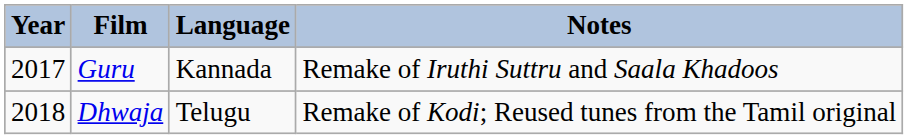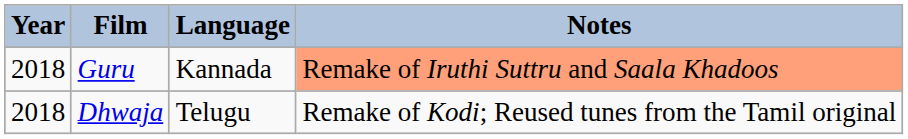(38, 68) 2017 -> (38, 68) 2018
(540, 68) no background -> (540, 68) lightsalmon background
